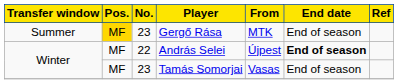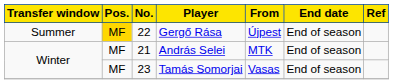(144, 32) 23 -> (144, 32) 22
(260, 32) MTK -> (265, 32) Újpest
(144, 50) 22 -> (144, 50) 21
(265, 50) Újpest -> (260, 50) MTK
(326, 50) bold -> (324, 50) normal
